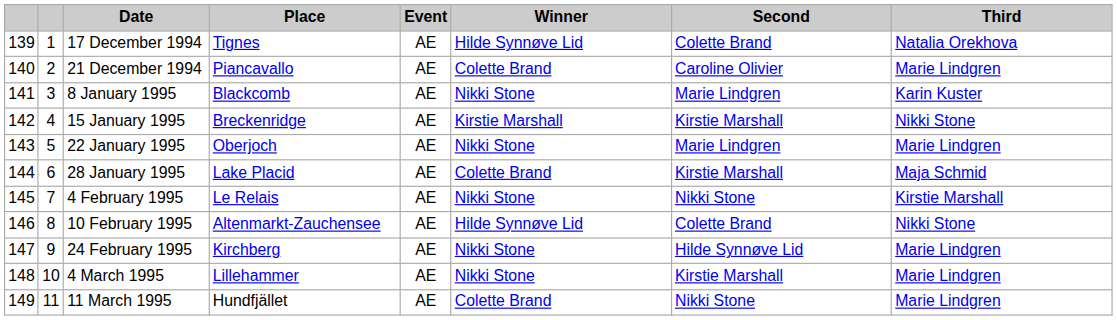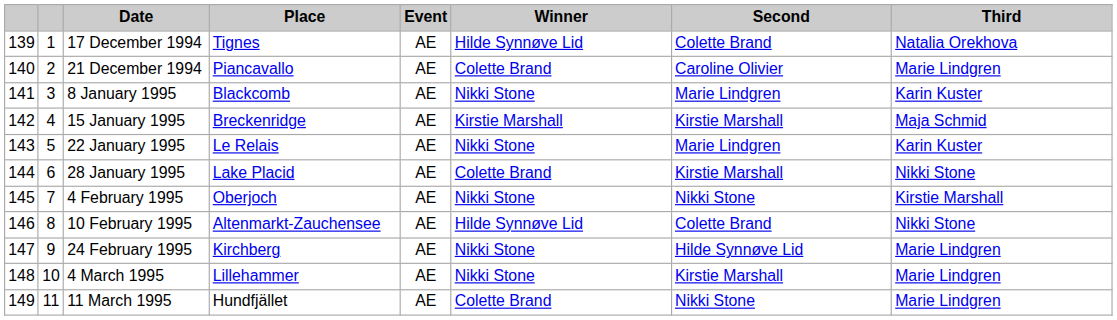(935, 120) Nikki Stone -> (941, 120) Maja Schmid
(245, 146) Oberjoch -> (246, 146) Le Relais
(948, 146) Marie Lindgren -> (939, 146) Karin Kuster
(941, 172) Maja Schmid -> (935, 172) Nikki Stone
(246, 198) Le Relais -> (245, 198) Oberjoch
